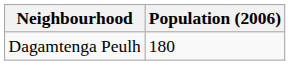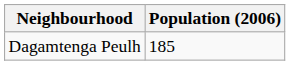(162, 45) 180 -> (162, 45) 185
